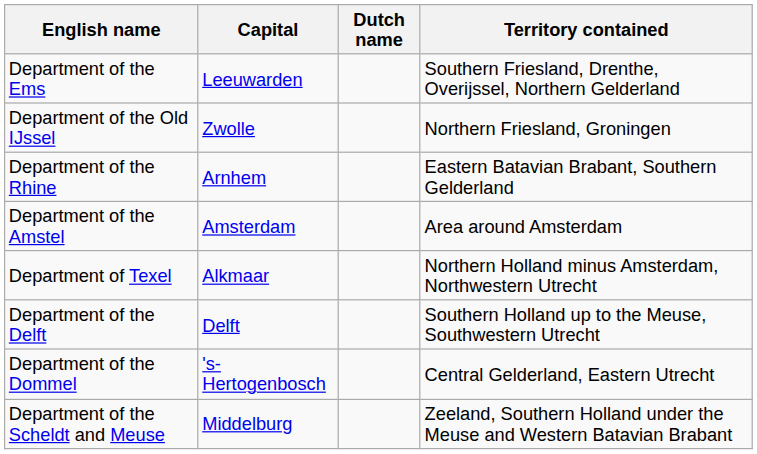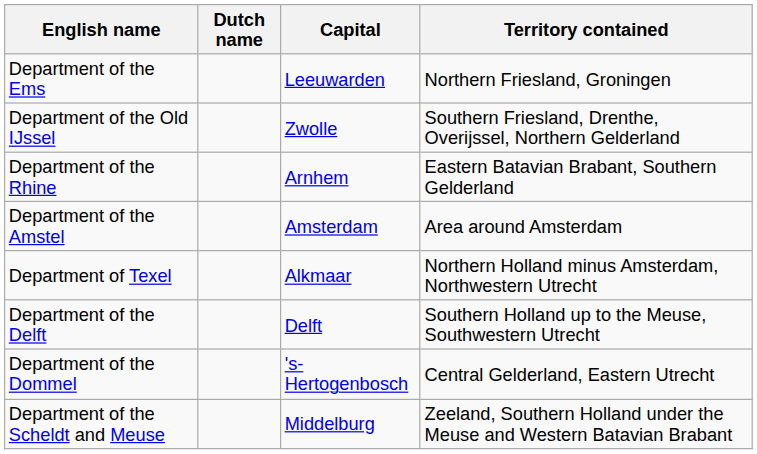columns swapped: (379, 29) <-> (268, 29)
(552, 79) Southern Friesland, Drenthe, Overijssel, Northern Gelderland -> (548, 79) Northern Friesland, Groningen
(548, 128) Northern Friesland, Groningen -> (552, 128) Southern Friesland, Drenthe, Overijssel, Northern Gelderland
